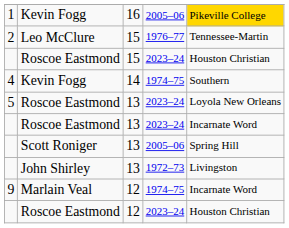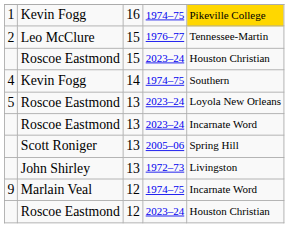(165, 15) 2005–06 -> (165, 15) 1974–75
